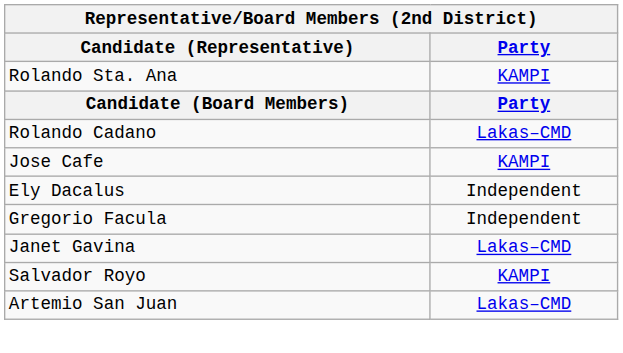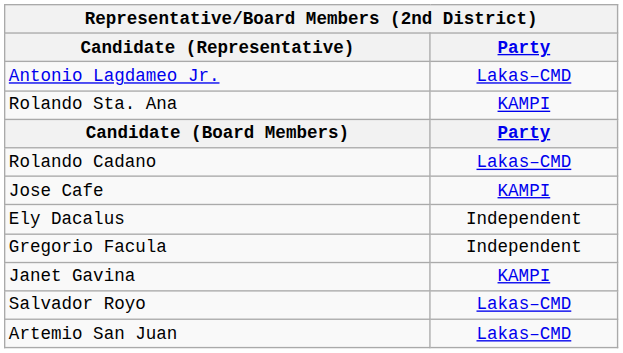+ row: (114, 76)
(524, 248) Lakas–CMD -> (524, 276) KAMPI
(524, 276) KAMPI -> (524, 305) Lakas–CMD
